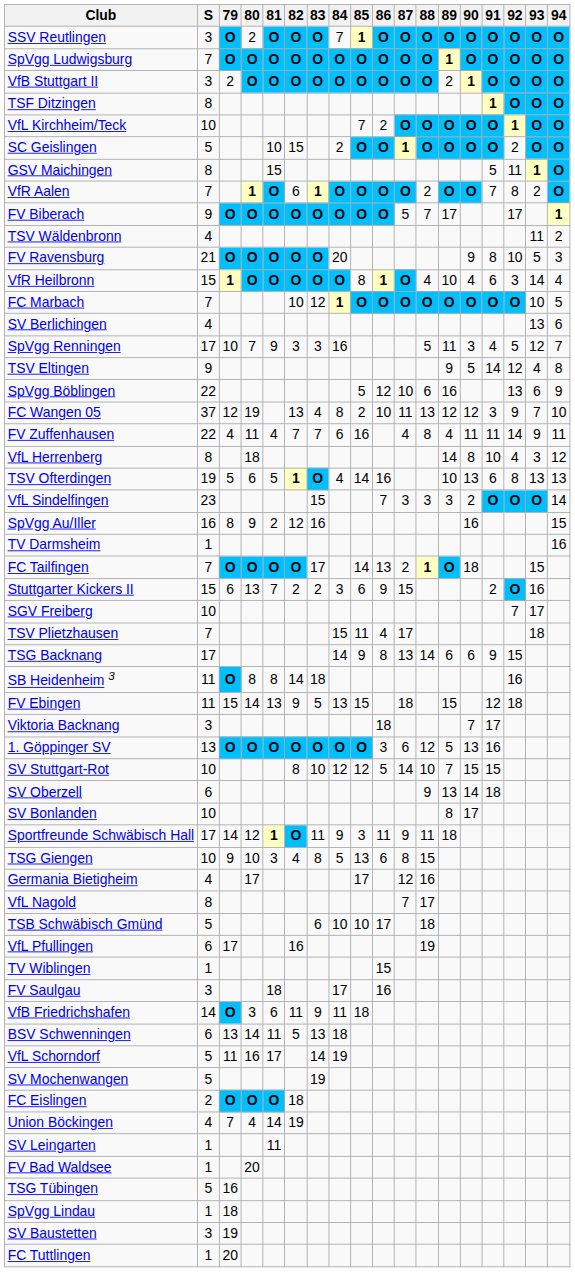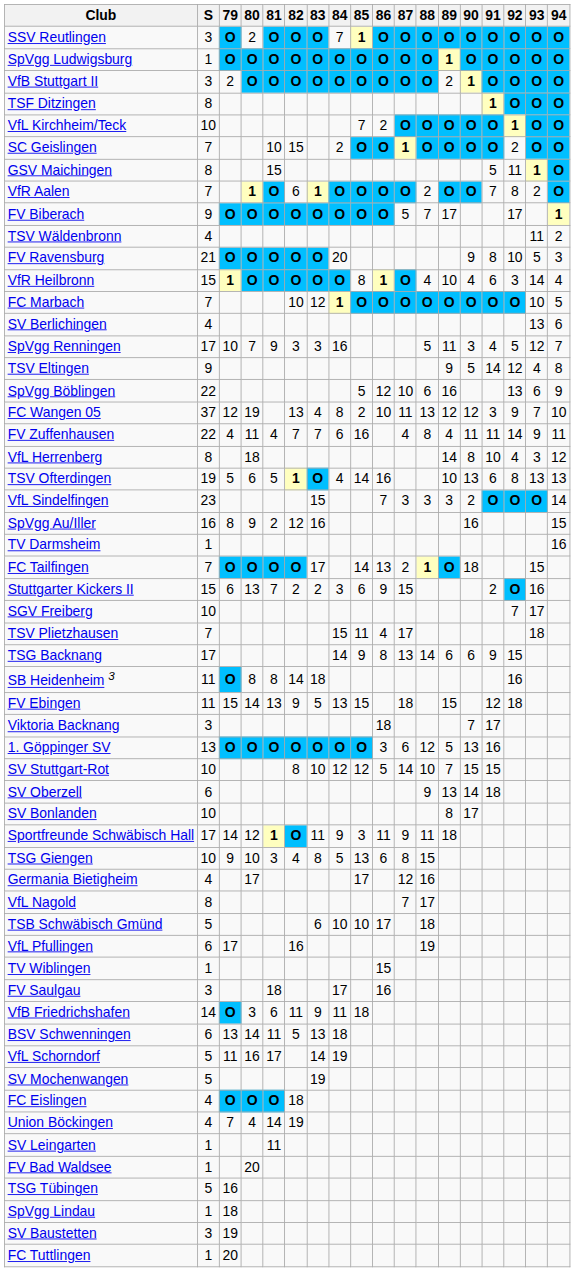(208, 59) 7 -> (208, 59) 1
(208, 147) 5 -> (208, 147) 7
(208, 1101) 2 -> (208, 1101) 4
